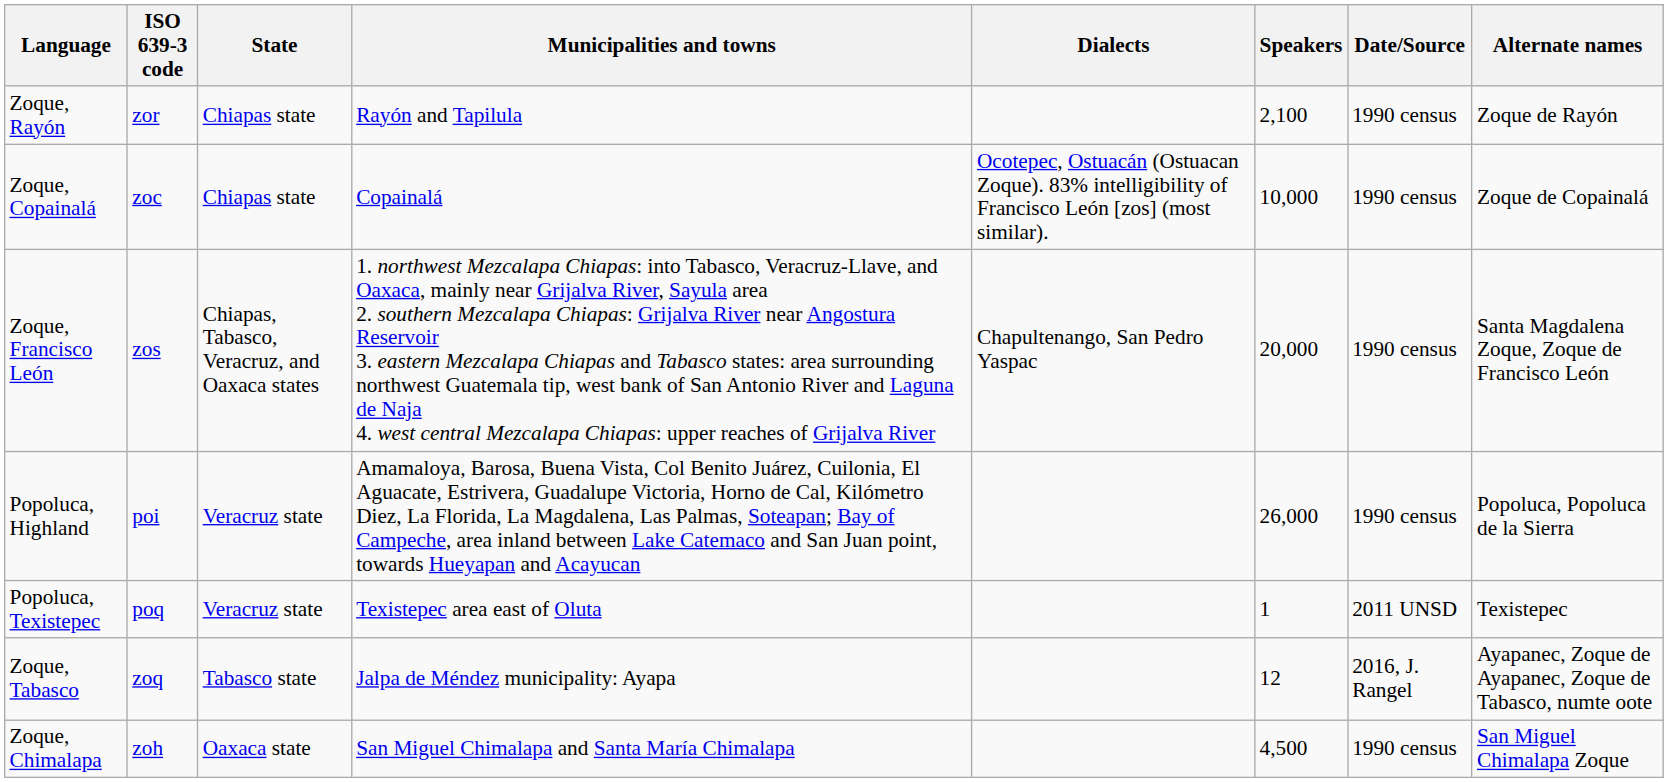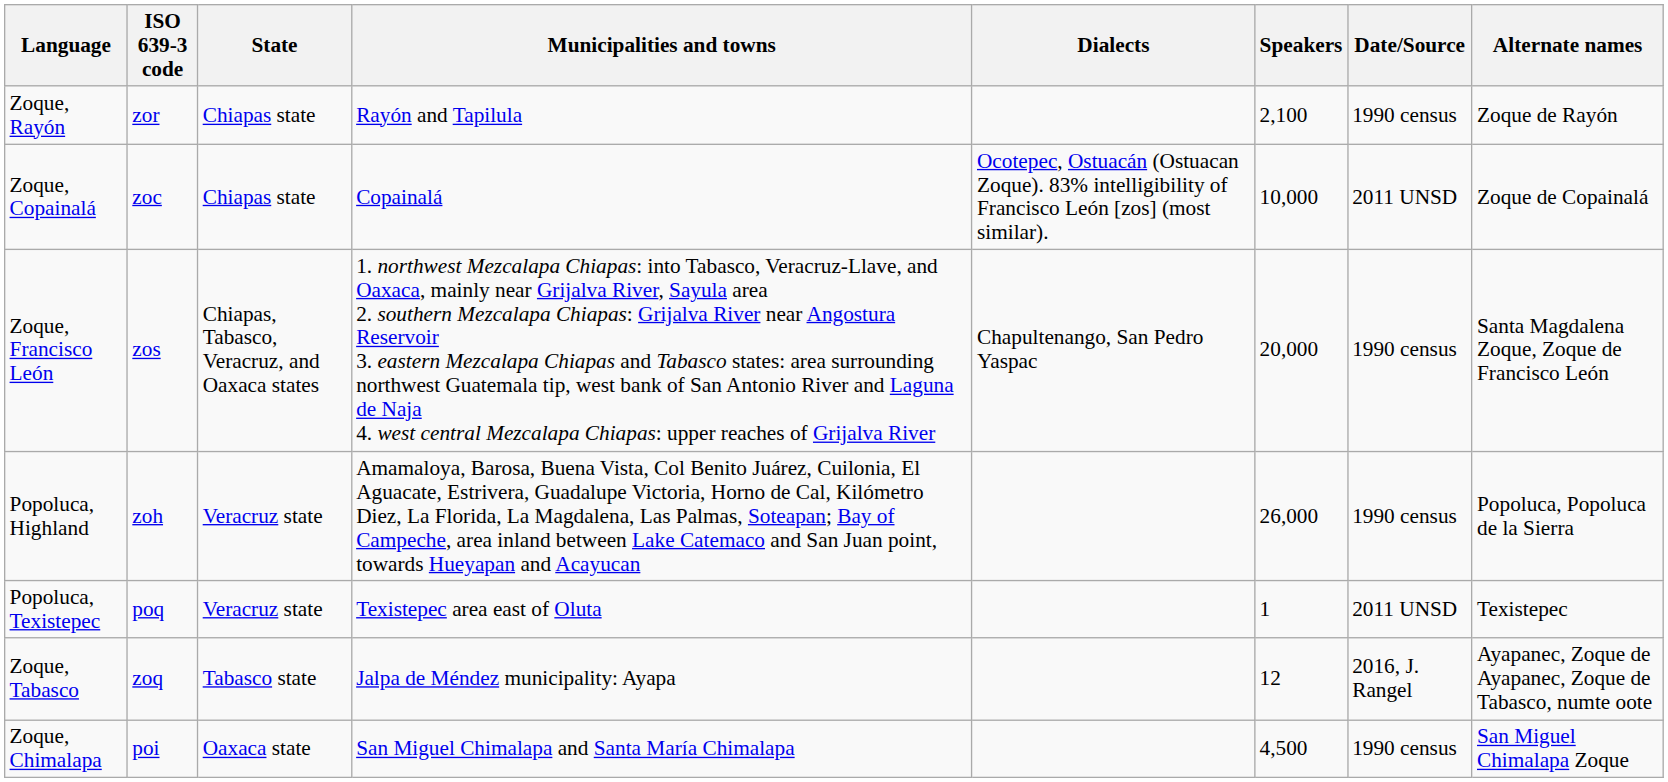(1405, 196) 1990 census -> (1405, 196) 2011 UNSD
(146, 515) poi -> (148, 515) zoh
(148, 748) zoh -> (146, 748) poi
